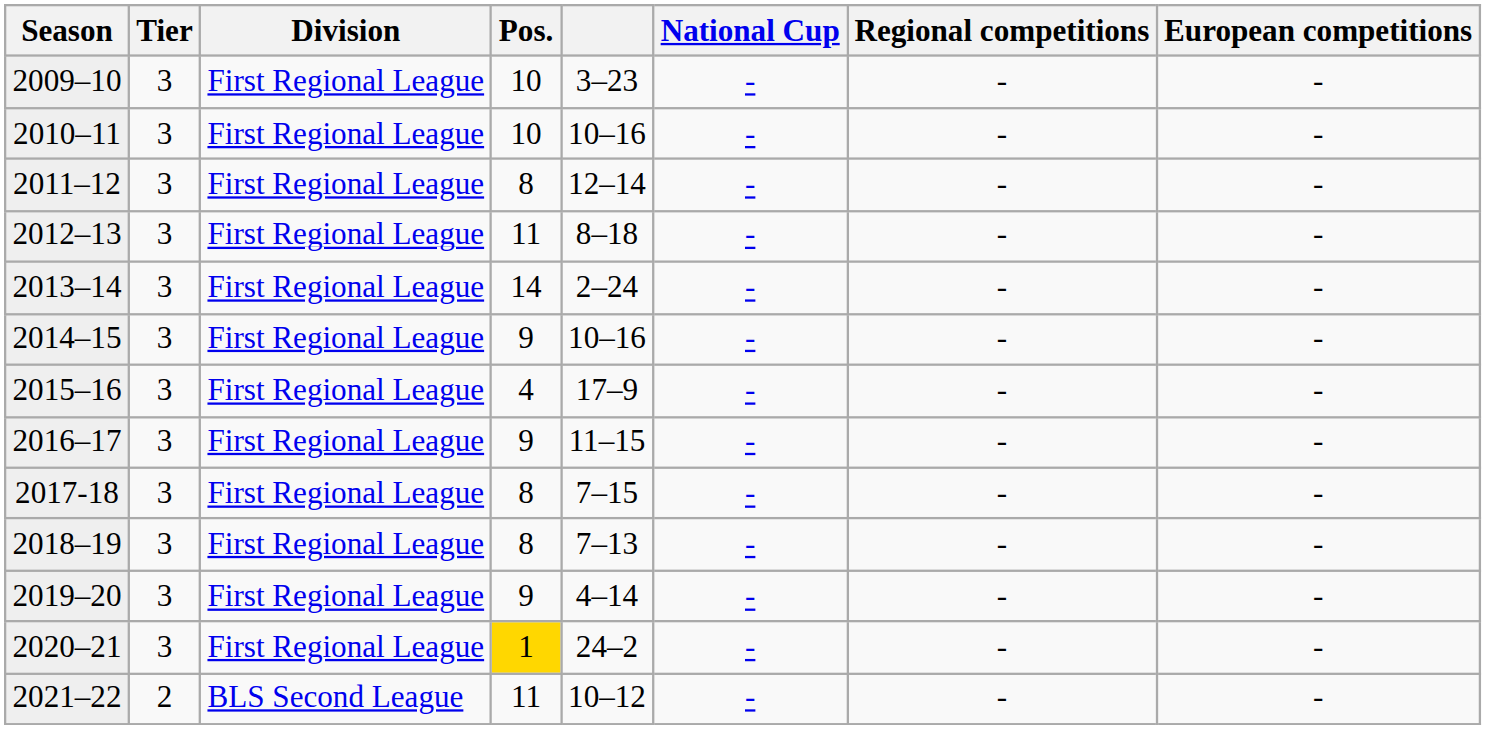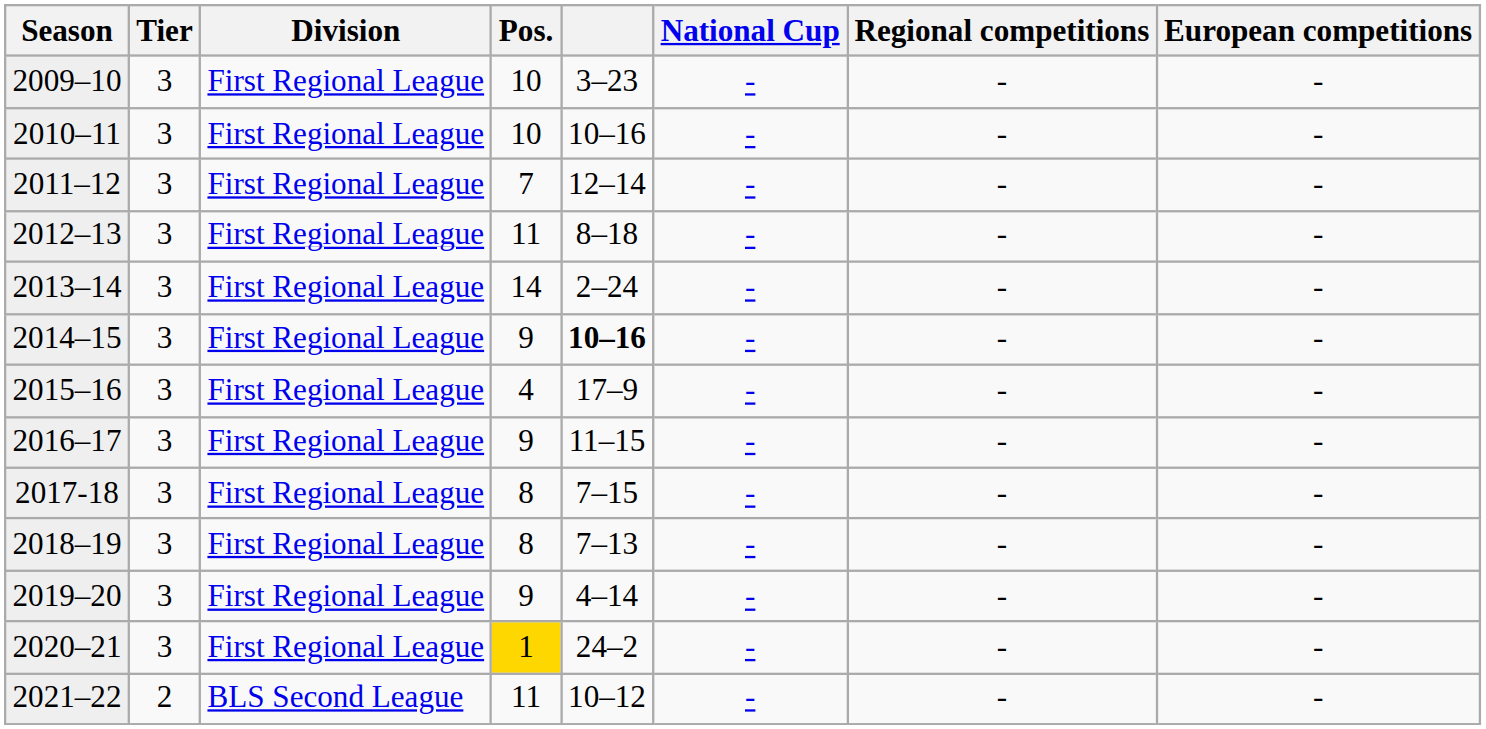(526, 183) 8 -> (526, 183) 7
(607, 338) normal -> (607, 338) bold
